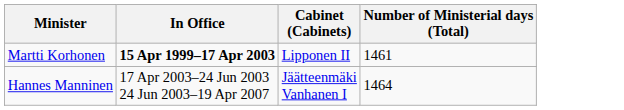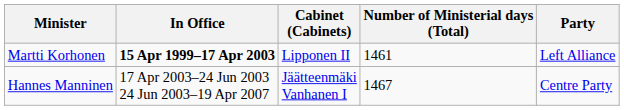+ column: (578, 24)
(378, 85) 1464 -> (378, 85) 1467
